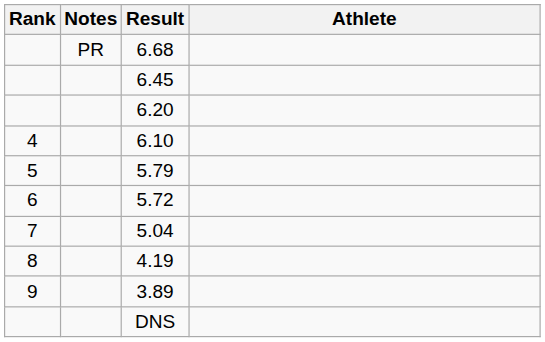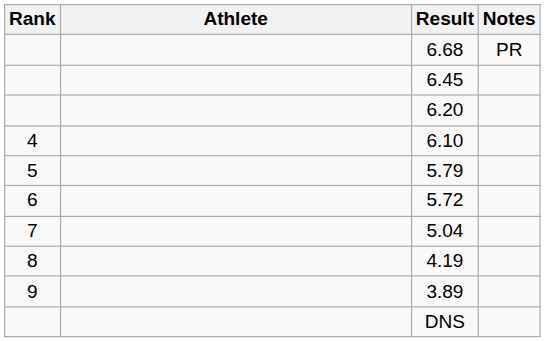columns swapped: (364, 19) <-> (91, 19)
